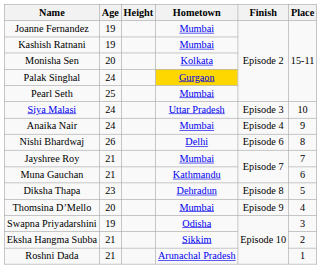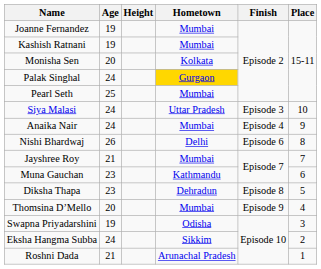(110, 175) 21 -> (110, 175) 23
(110, 239) 21 -> (110, 239) 24
